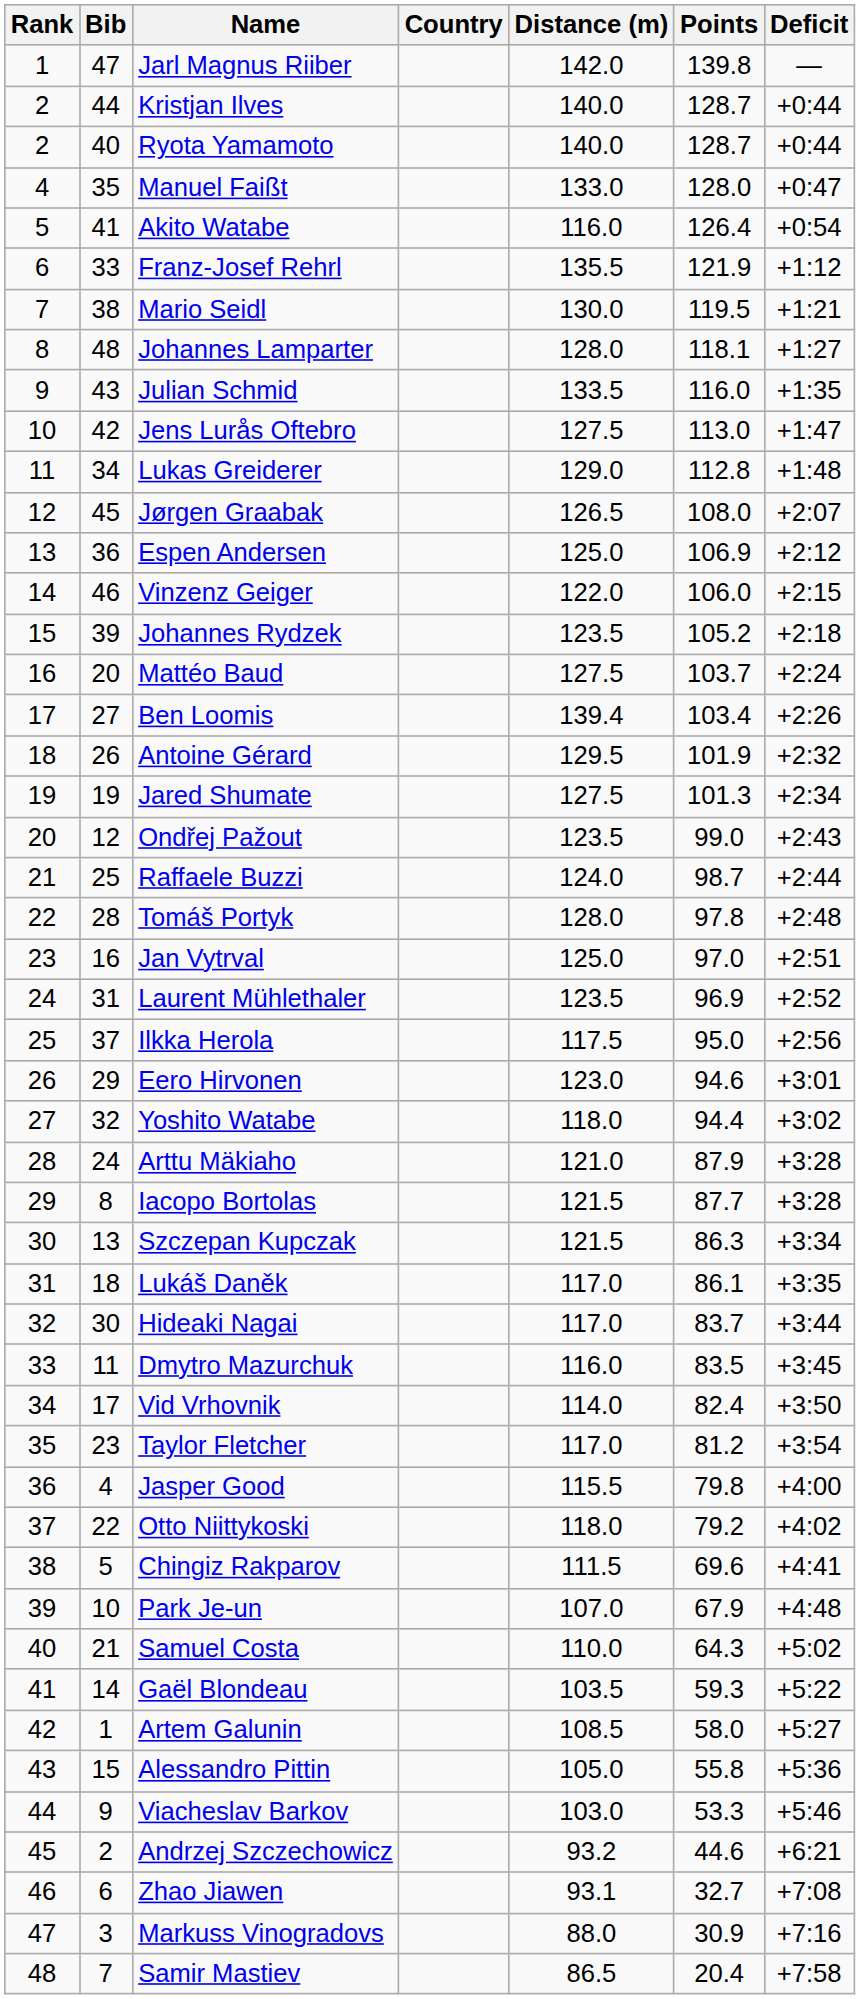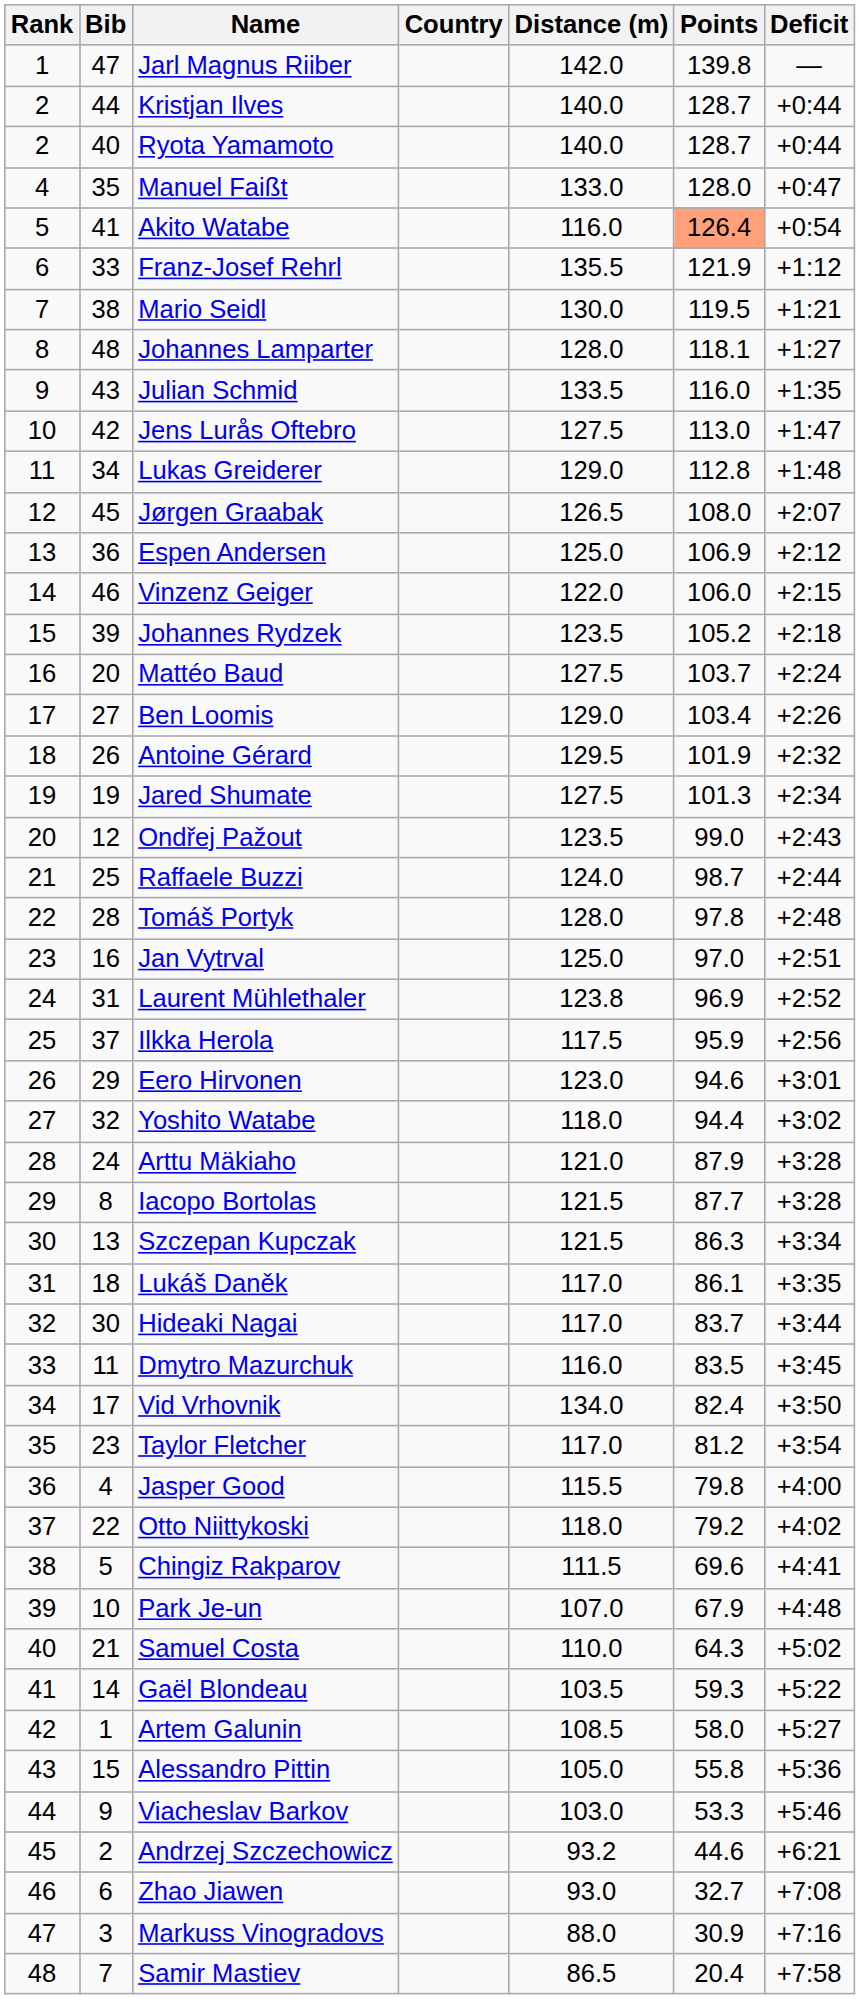(719, 227) no background -> (719, 227) lightsalmon background
(591, 715) 139.4 -> (591, 715) 129.0
(591, 999) 123.5 -> (591, 999) 123.8
(719, 1039) 95.0 -> (719, 1039) 95.9
(591, 1405) 114.0 -> (591, 1405) 134.0
(591, 1892) 93.1 -> (591, 1892) 93.0
